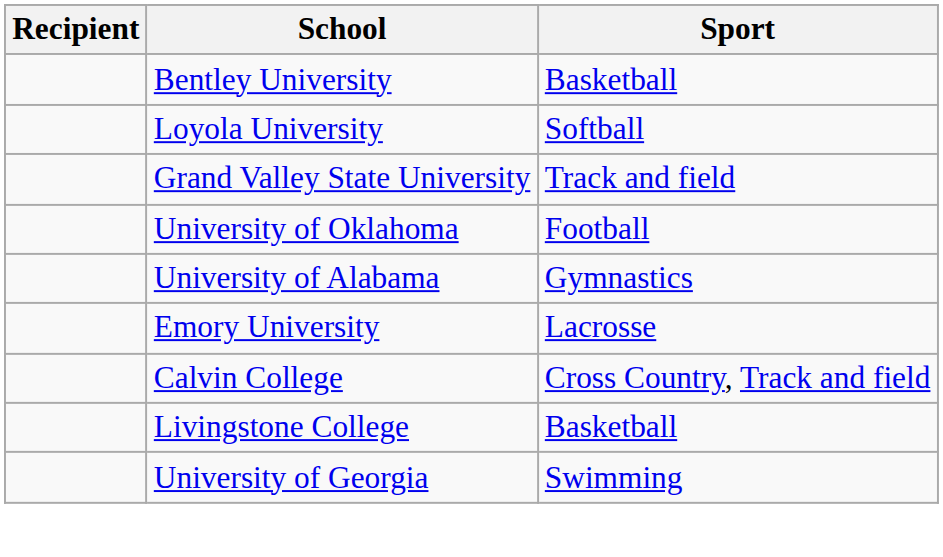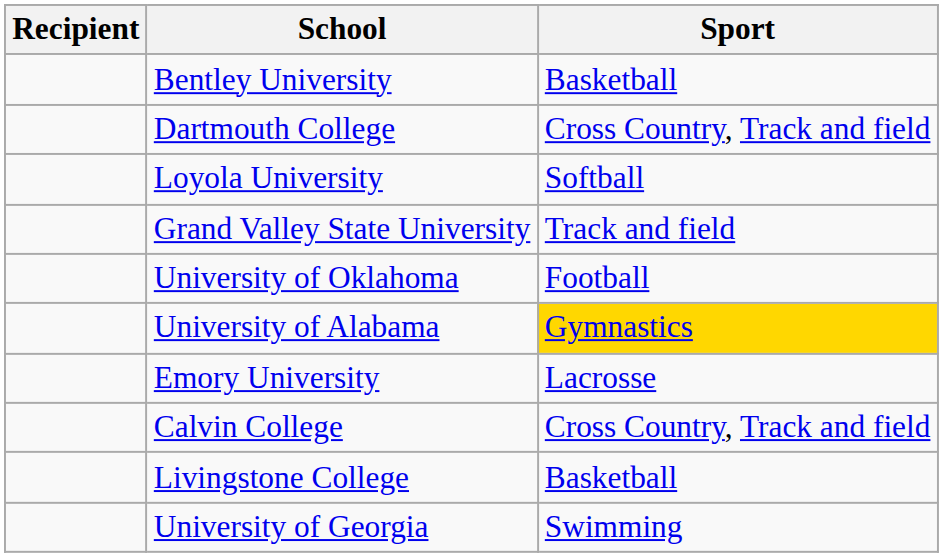+ row: (274, 128)
(619, 278) no background -> (619, 327) gold background
